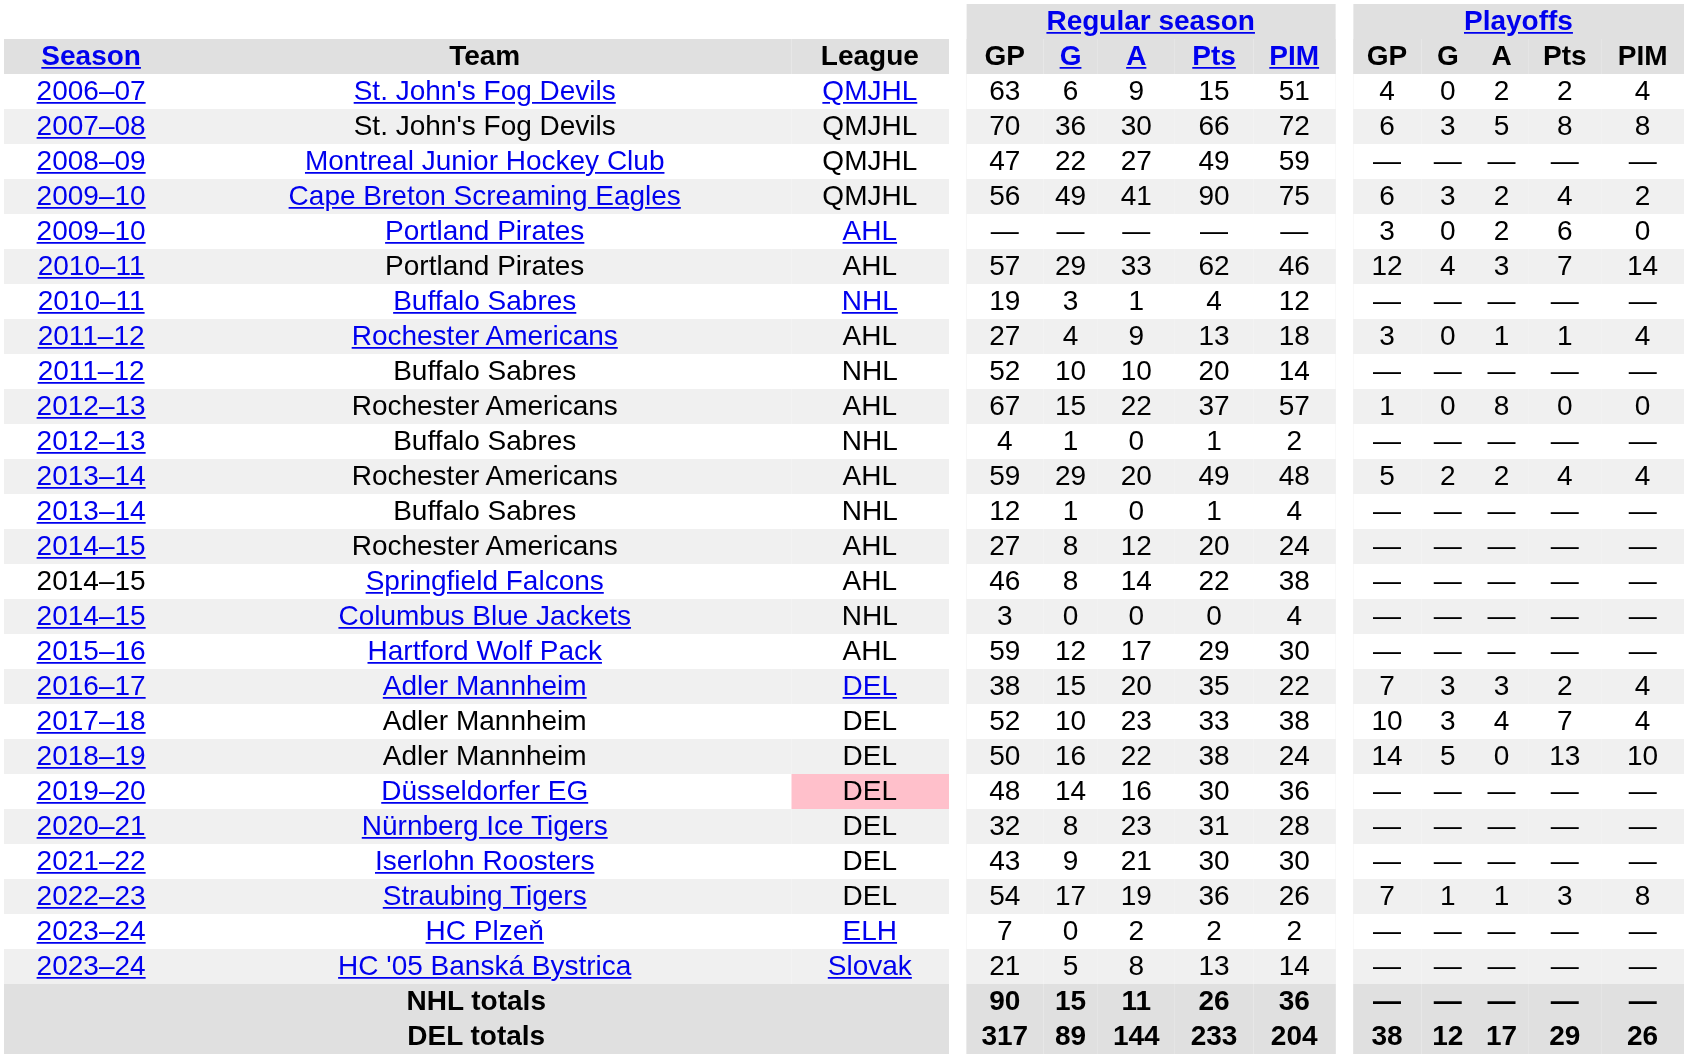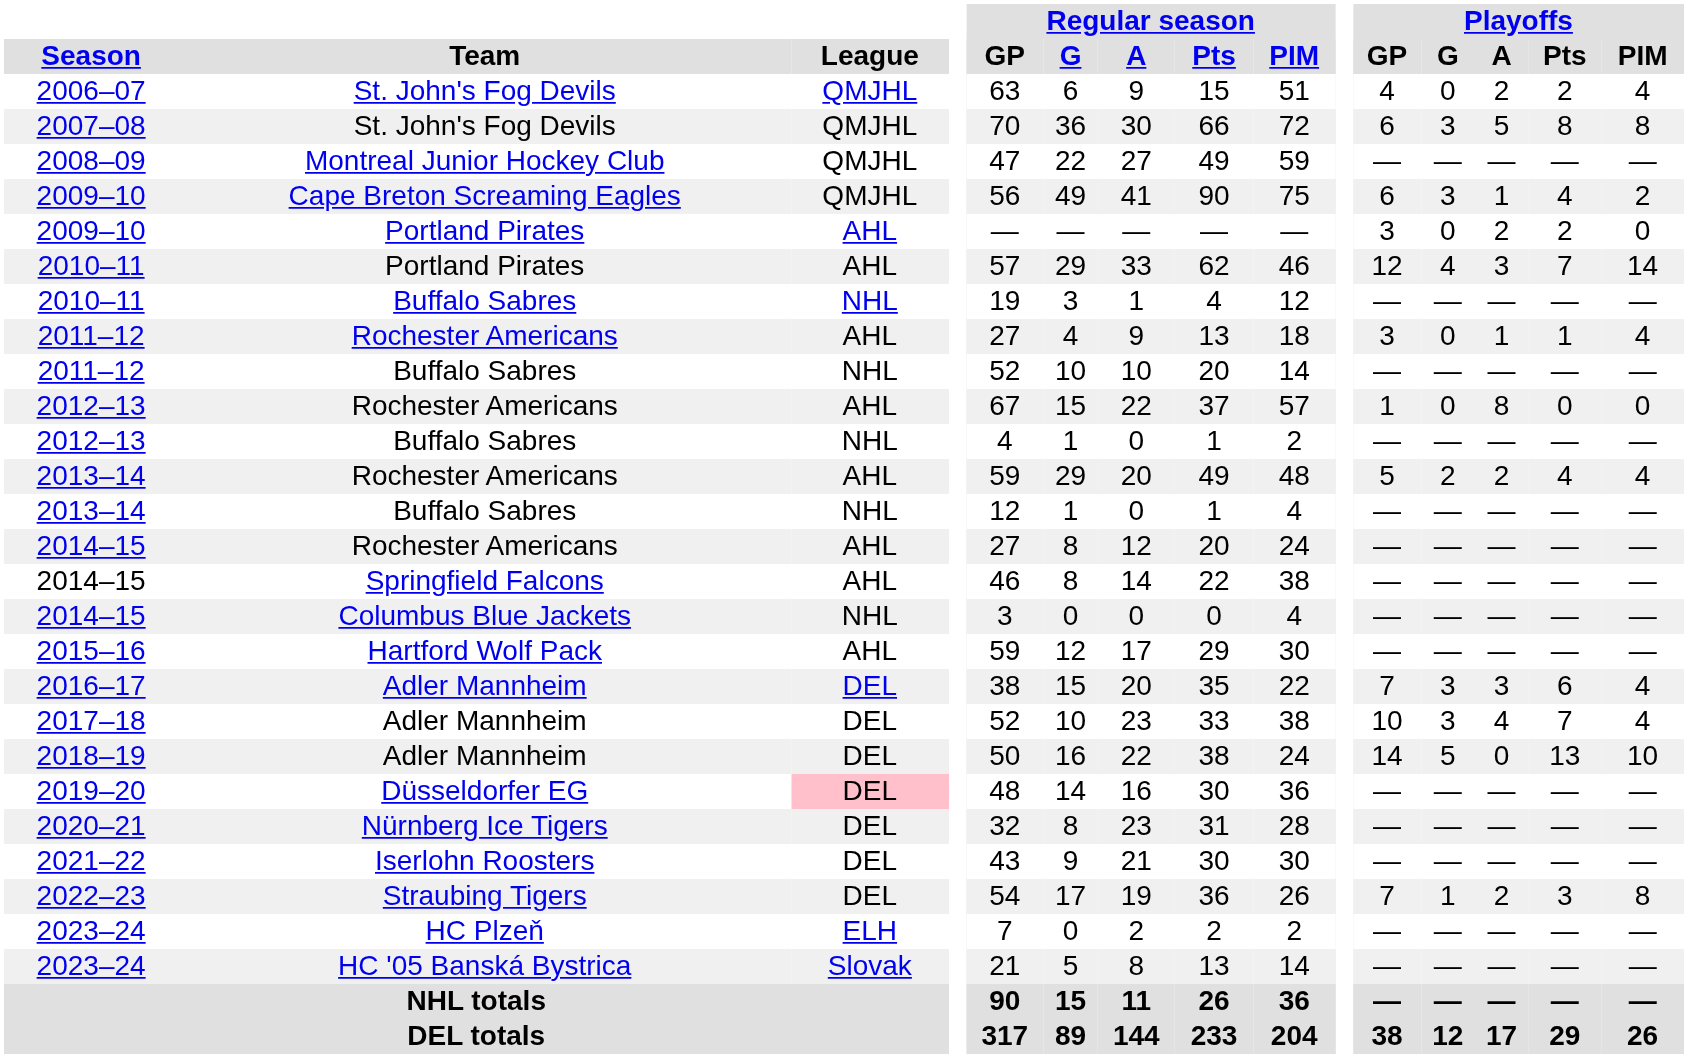(1502, 196) 2 -> (1502, 196) 1
(1565, 231) 6 -> (1565, 231) 2
(1565, 686) 2 -> (1565, 686) 6
(1502, 896) 1 -> (1502, 896) 2
